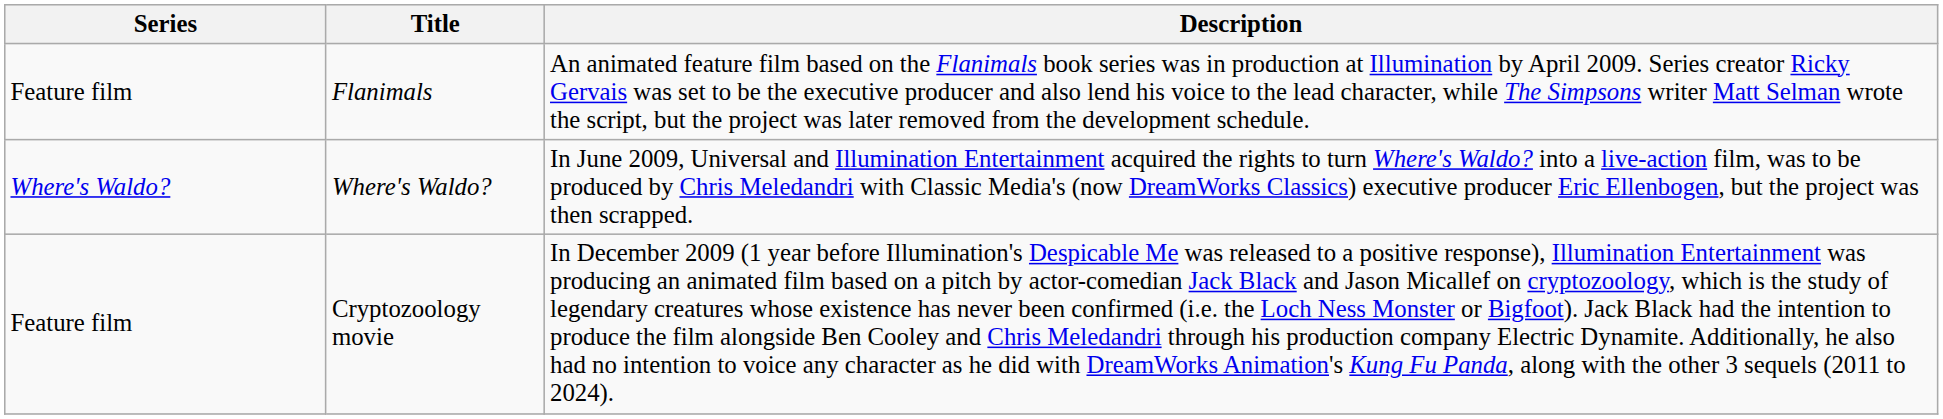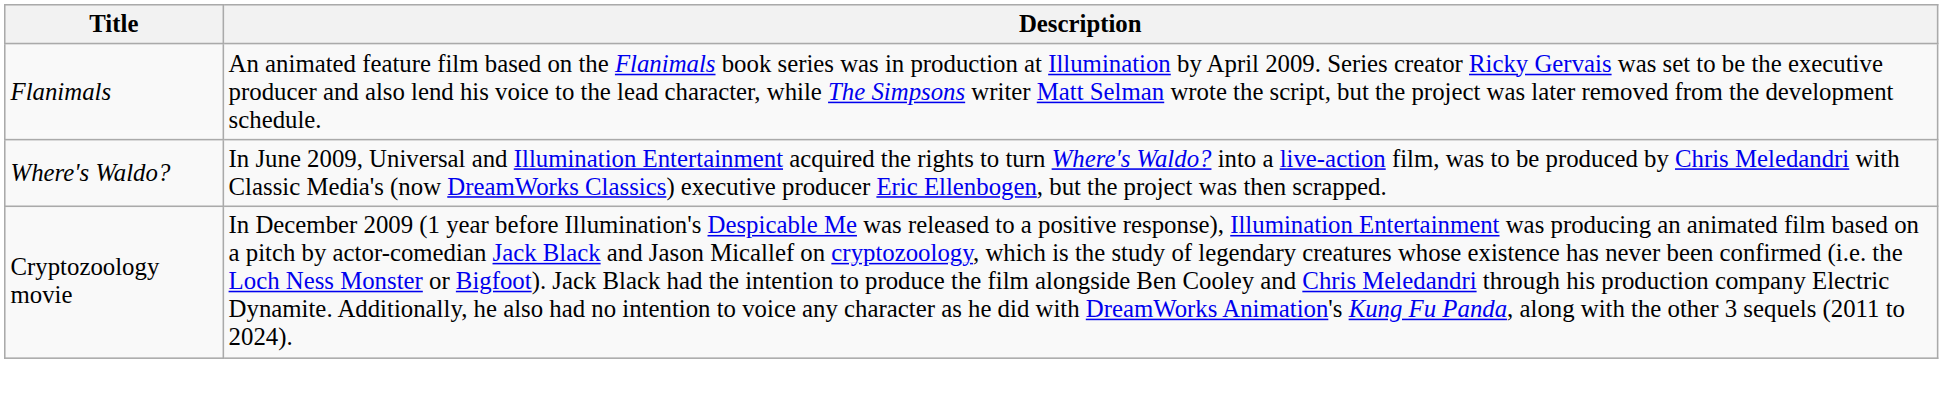- column: (165, 24)
